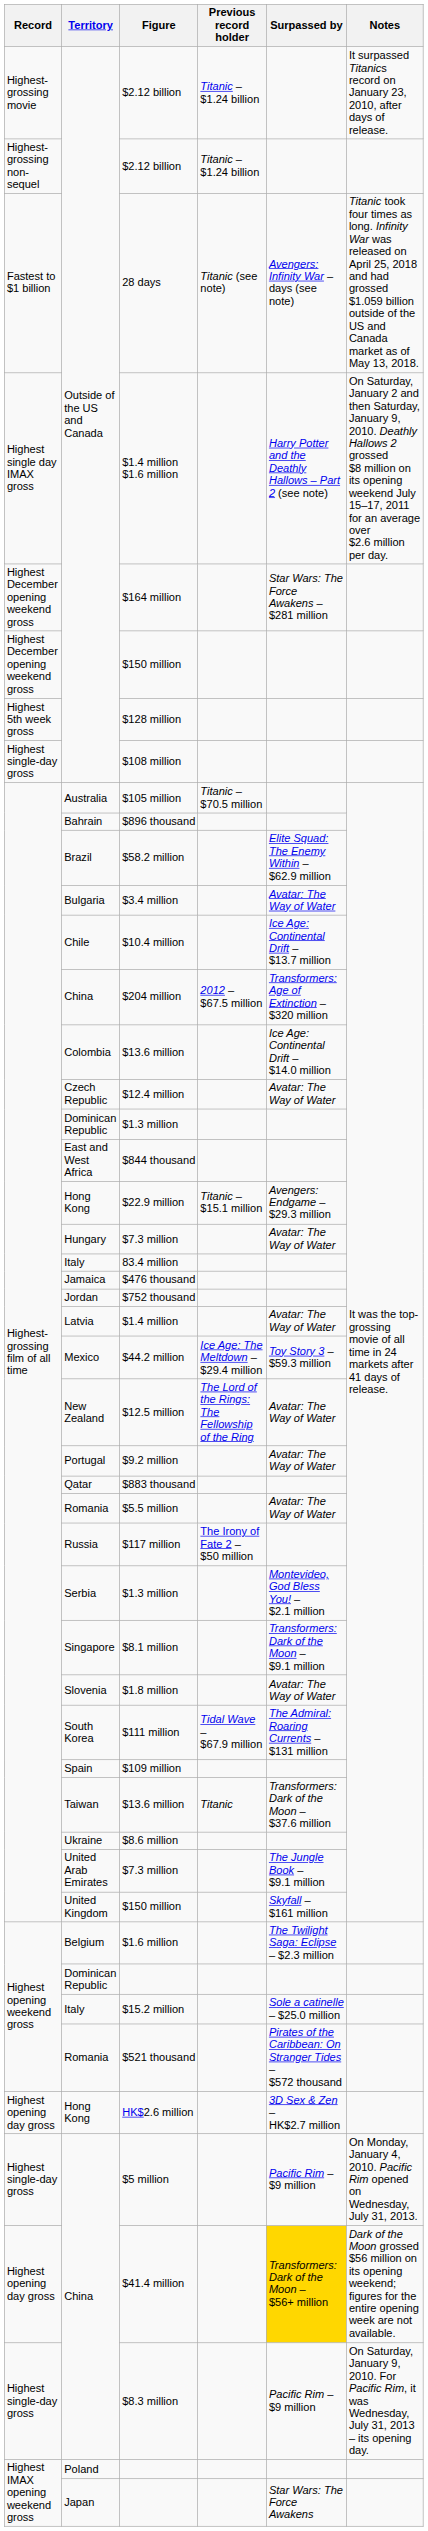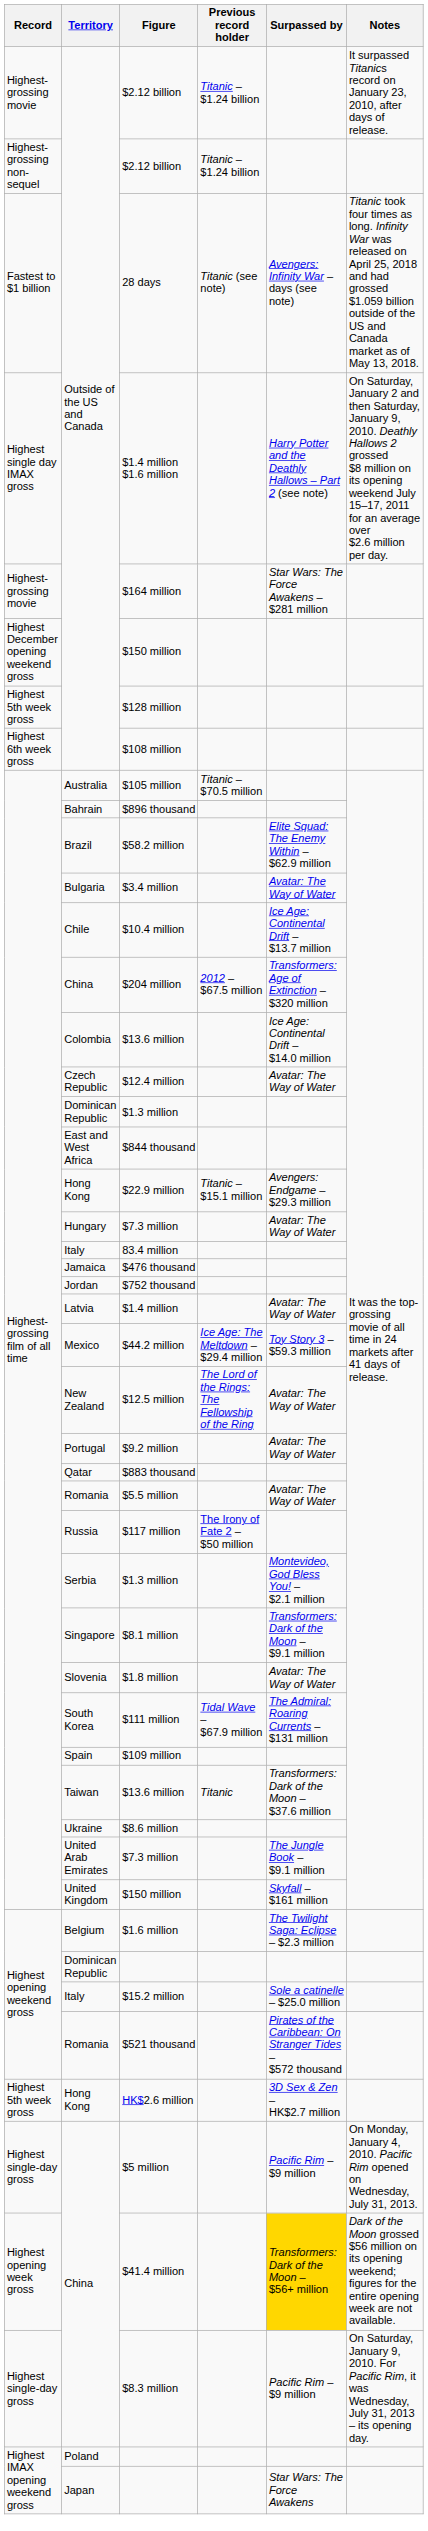(32, 597) Highest December opening weekend gross -> (28, 591) Highest-grossing movie
(32, 761) Highest single-day gross -> (29, 749) Highest 6th week gross
(31, 2112) Highest opening day gross -> (29, 2100) Highest 5th week gross
(31, 2284) Highest opening day gross -> (27, 2271) Highest opening week gross
